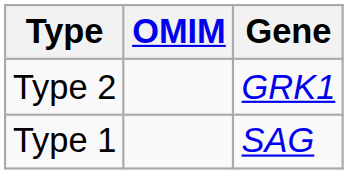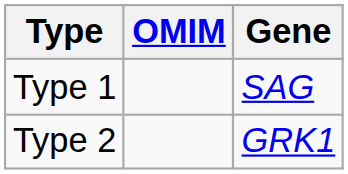rows swapped: (65, 140) <-> (65, 86)
